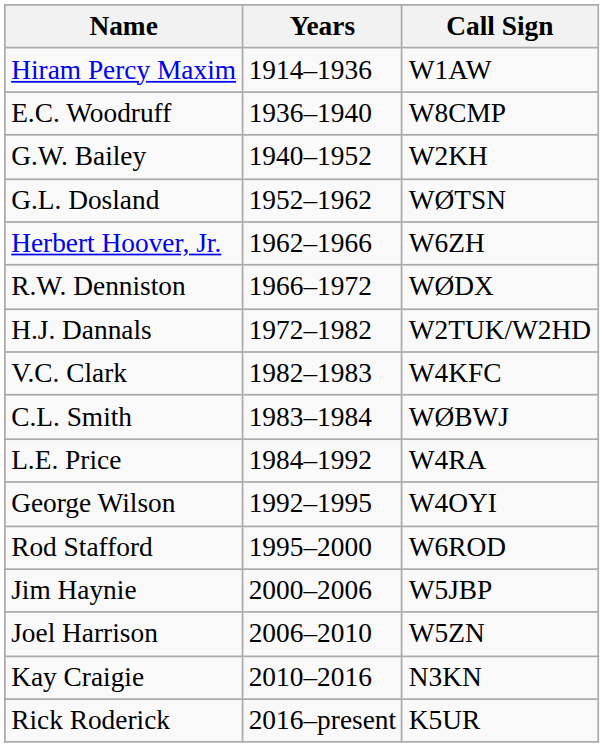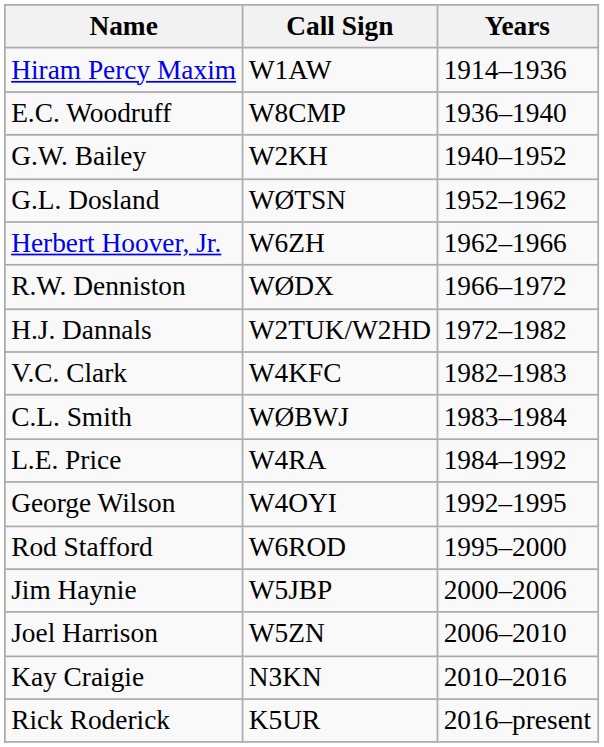columns swapped: (500, 26) <-> (322, 26)
